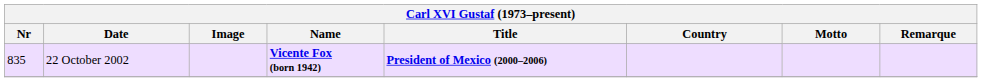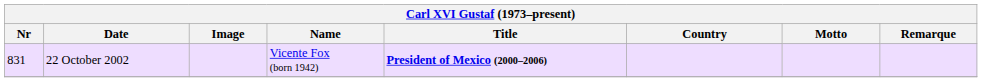(16, 60) 835 -> (16, 60) 831
(301, 60) bold -> (300, 60) normal
